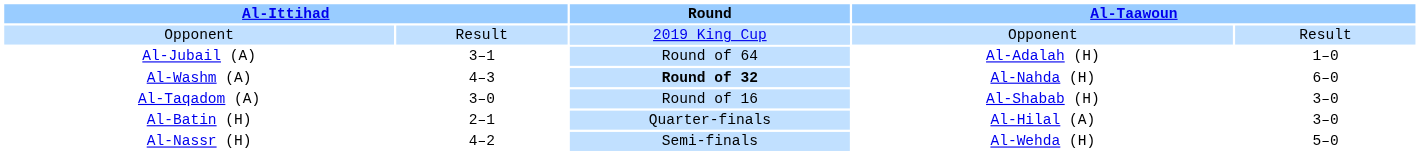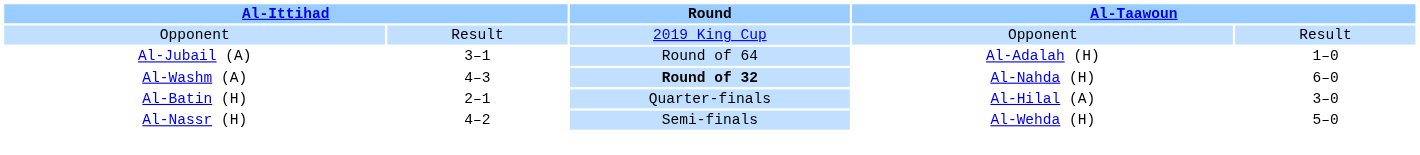- row: (199, 99)
